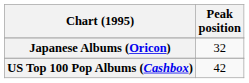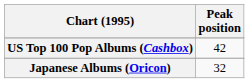rows swapped: (100, 48) <-> (100, 68)
